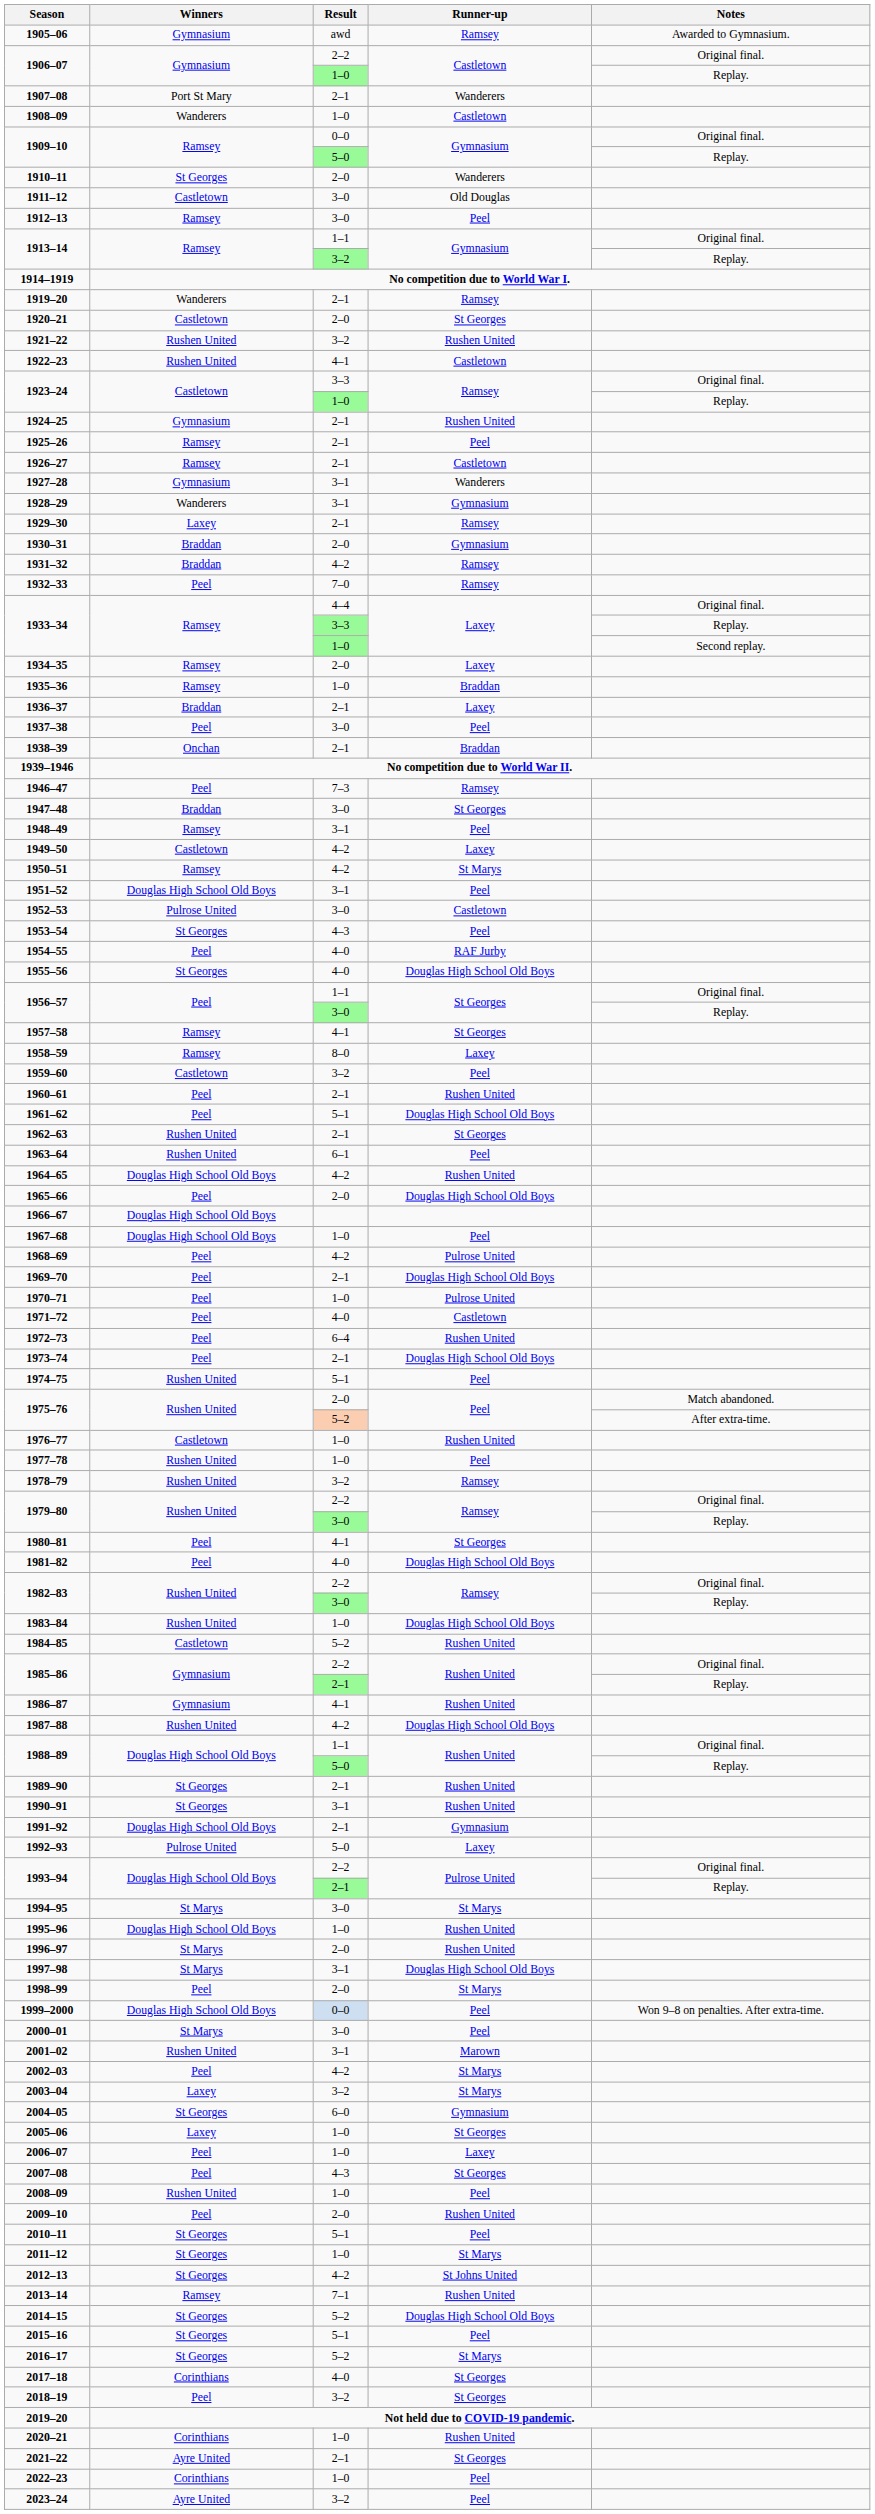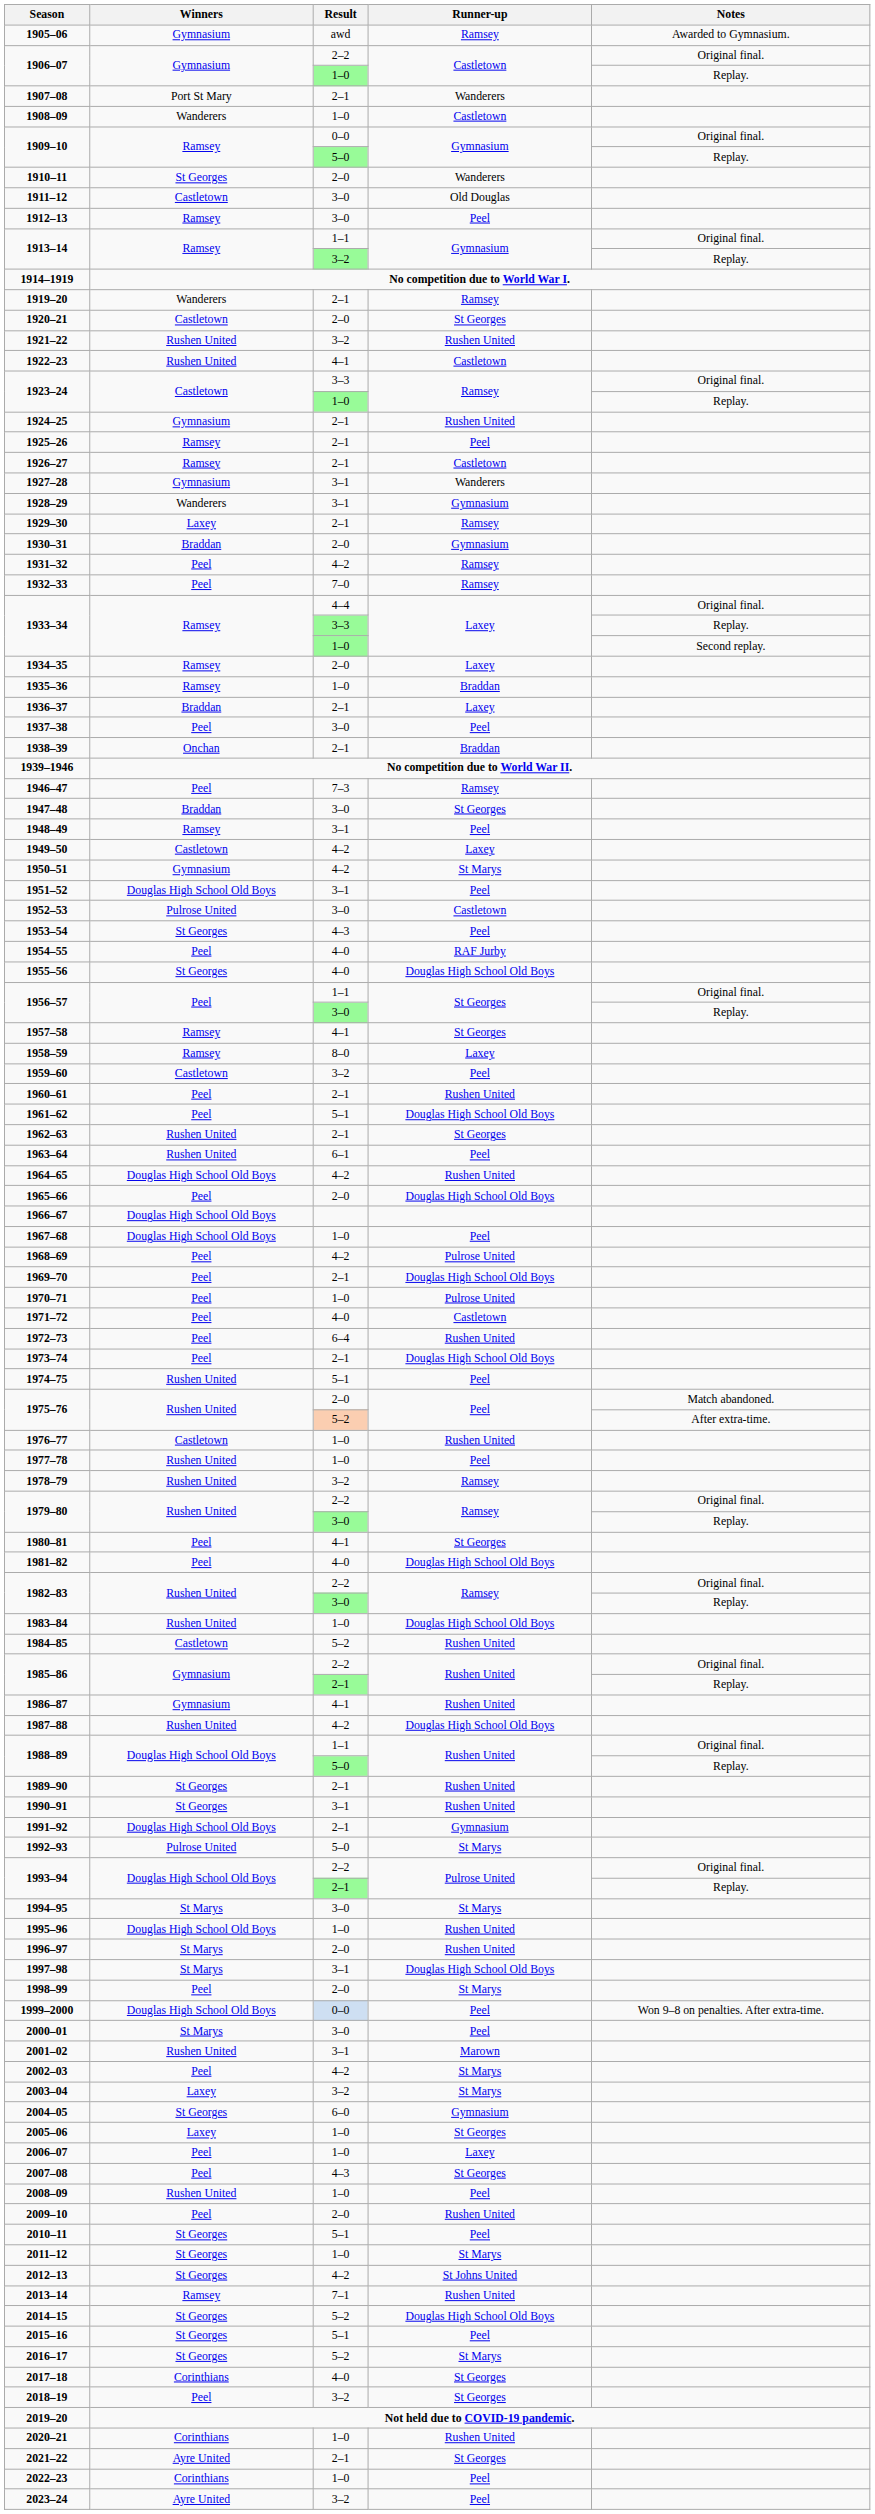(201, 564) Braddan -> (201, 564) Peel
(201, 870) Ramsey -> (201, 870) Gymnasium
(480, 1847) Laxey -> (480, 1847) St Marys
